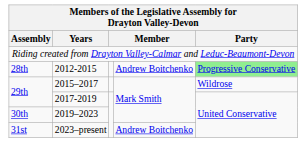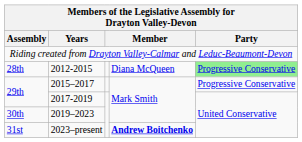(154, 69) Andrew Boitchenko -> (143, 69) Diana McQueen
(215, 84) Wildrose -> (246, 84) Progressive Conservative
(154, 130) normal -> (152, 130) bold
